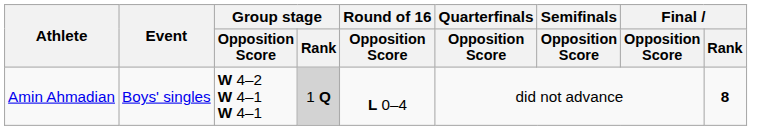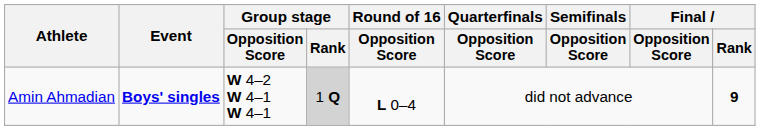(166, 97) normal -> (171, 97) bold
(725, 97) 8 -> (734, 97) 9
